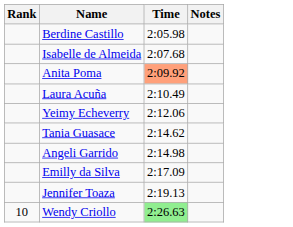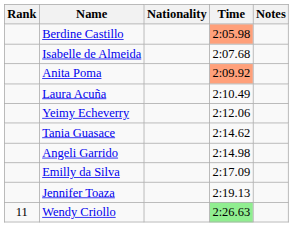+ column: (177, 14)
(166, 34) no background -> (231, 34) lightsalmon background
(22, 212) 10 -> (22, 212) 11
